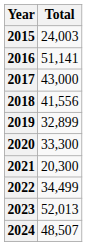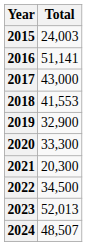(60, 101) 41,556 -> (60, 101) 41,553
(60, 123) 32,899 -> (60, 123) 32,900
(60, 187) 34,499 -> (60, 187) 34,500
